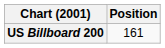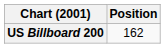(133, 33) 161 -> (133, 33) 162
